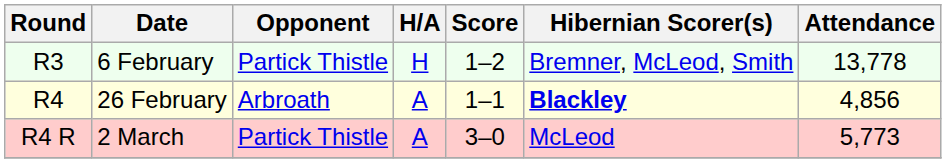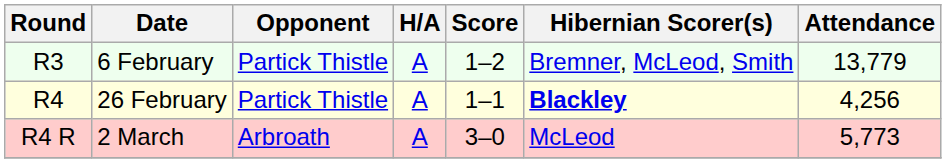(420, 61) H -> (420, 61) A
(870, 61) 13,778 -> (870, 61) 13,779
(284, 99) Arbroath -> (313, 99) Partick Thistle
(870, 99) 4,856 -> (870, 99) 4,256
(313, 137) Partick Thistle -> (284, 137) Arbroath
